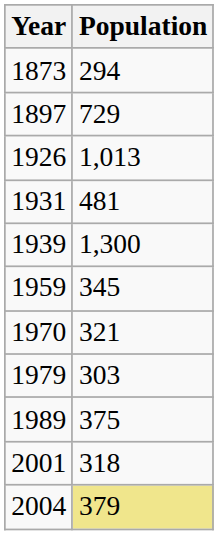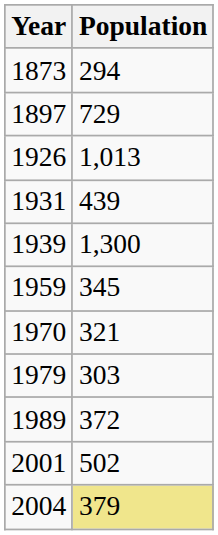(100, 200) 481 -> (100, 200) 439
(100, 419) 375 -> (100, 419) 372
(100, 462) 318 -> (100, 462) 502
